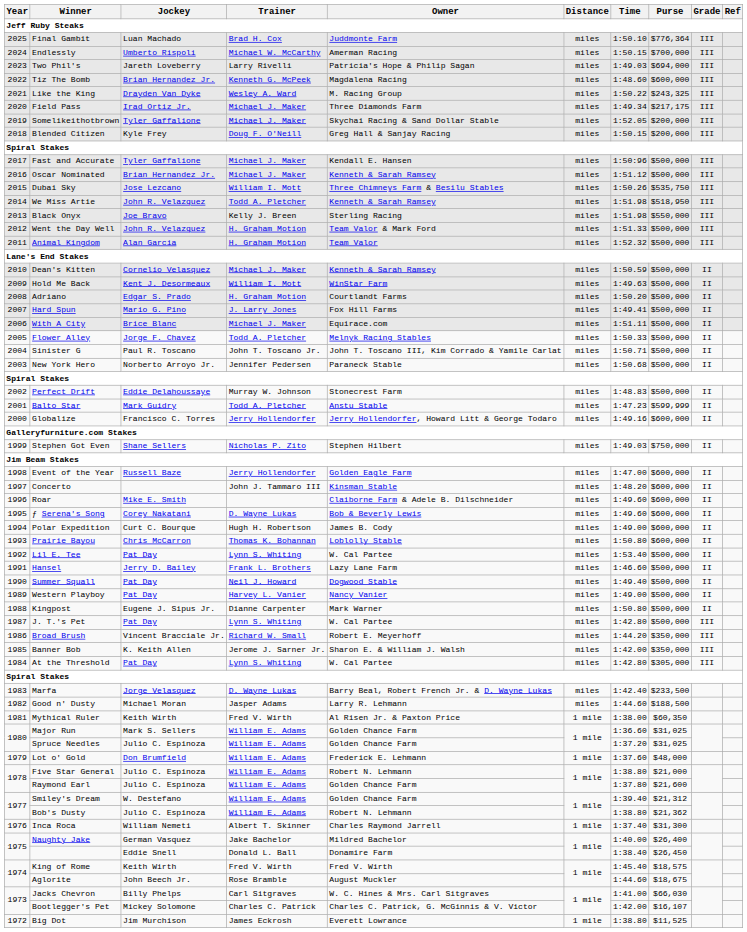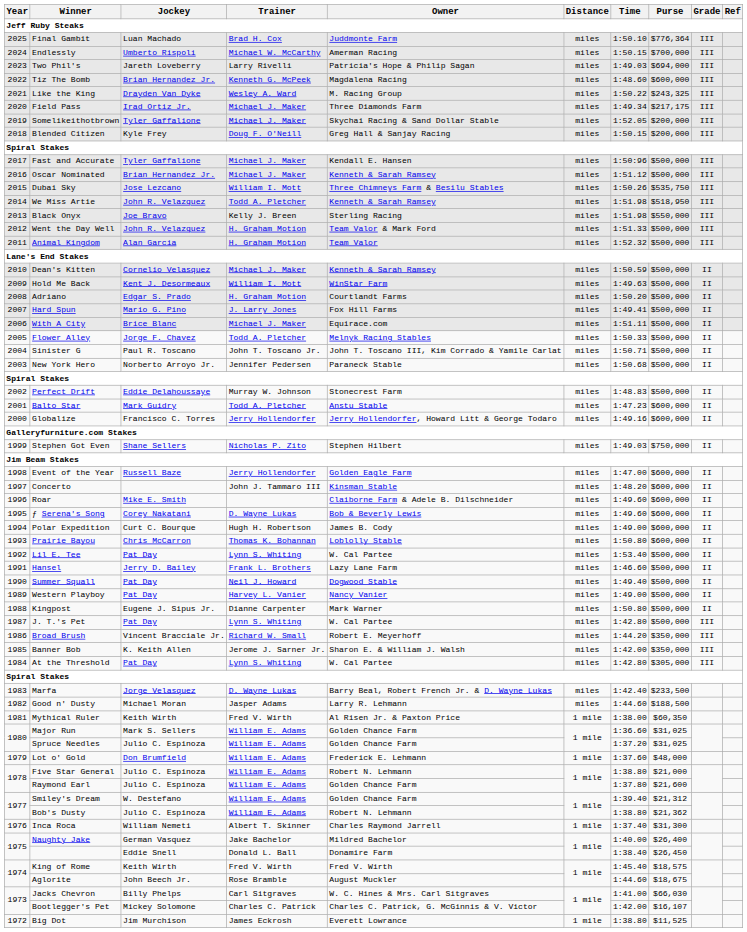(670, 406) $599,999 -> (670, 406) $600,000
